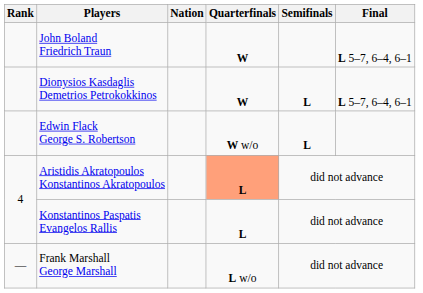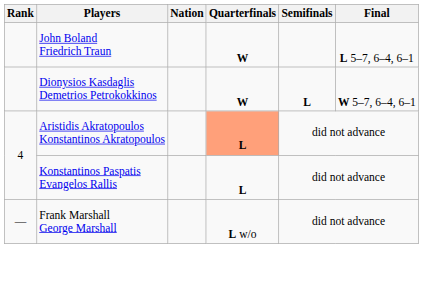(375, 102) L 5–7, 6–4, 6–1 -> (377, 102) W 5–7, 6–4, 6–1
- row: (87, 133)
